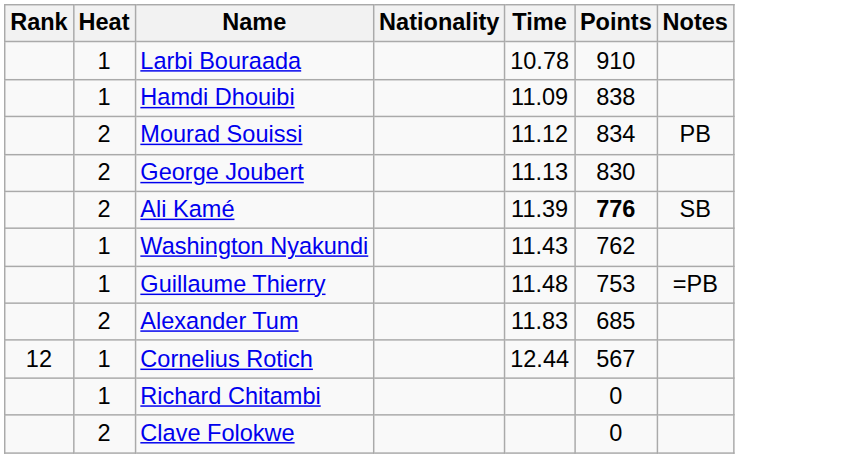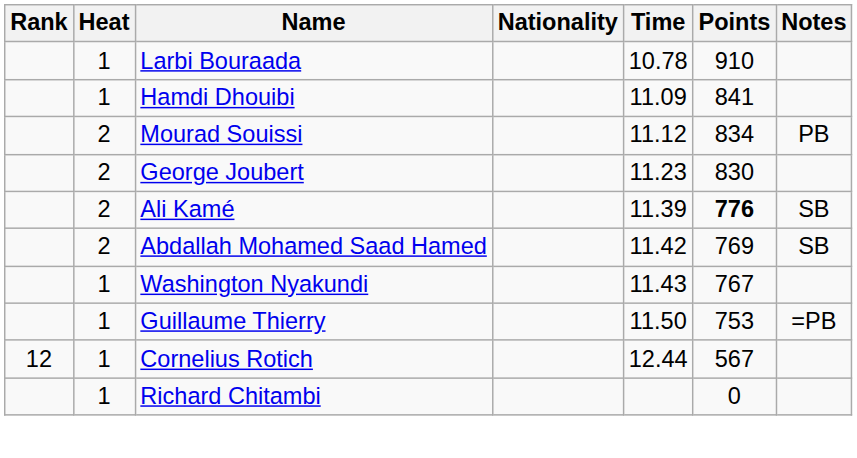(616, 97) 838 -> (734, 97) 841
(540, 172) 11.13 -> (658, 172) 11.23
+ row: (314, 246)
(616, 246) 762 -> (734, 284) 767
(540, 284) 11.48 -> (658, 321) 11.50
- row: (219, 321)
- row: (217, 433)
